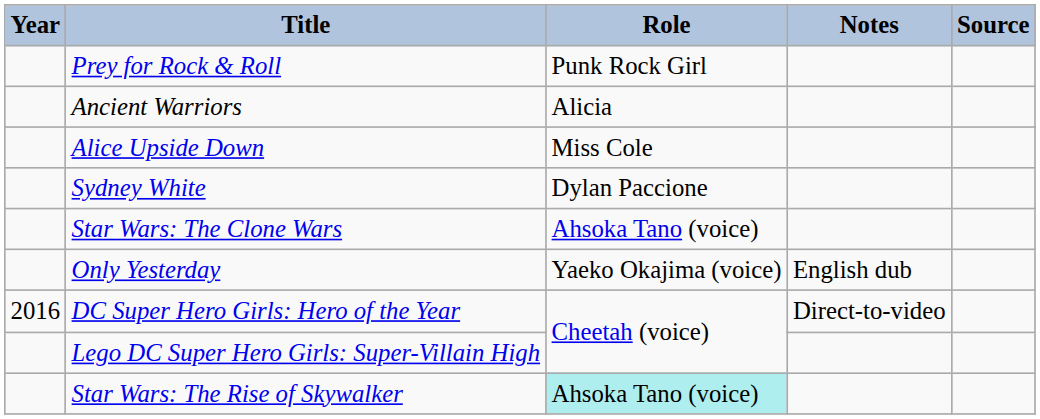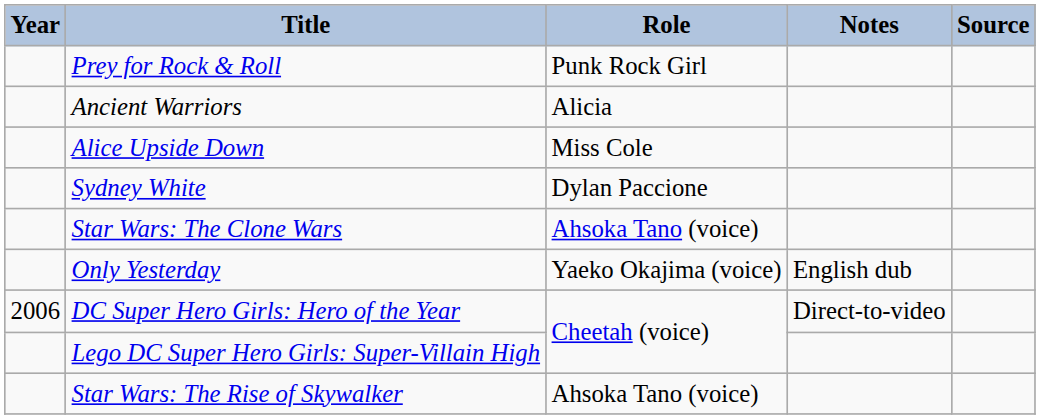(35, 311) 2016 -> (35, 311) 2006
(655, 392) paleturquoise background -> (655, 392) no background
